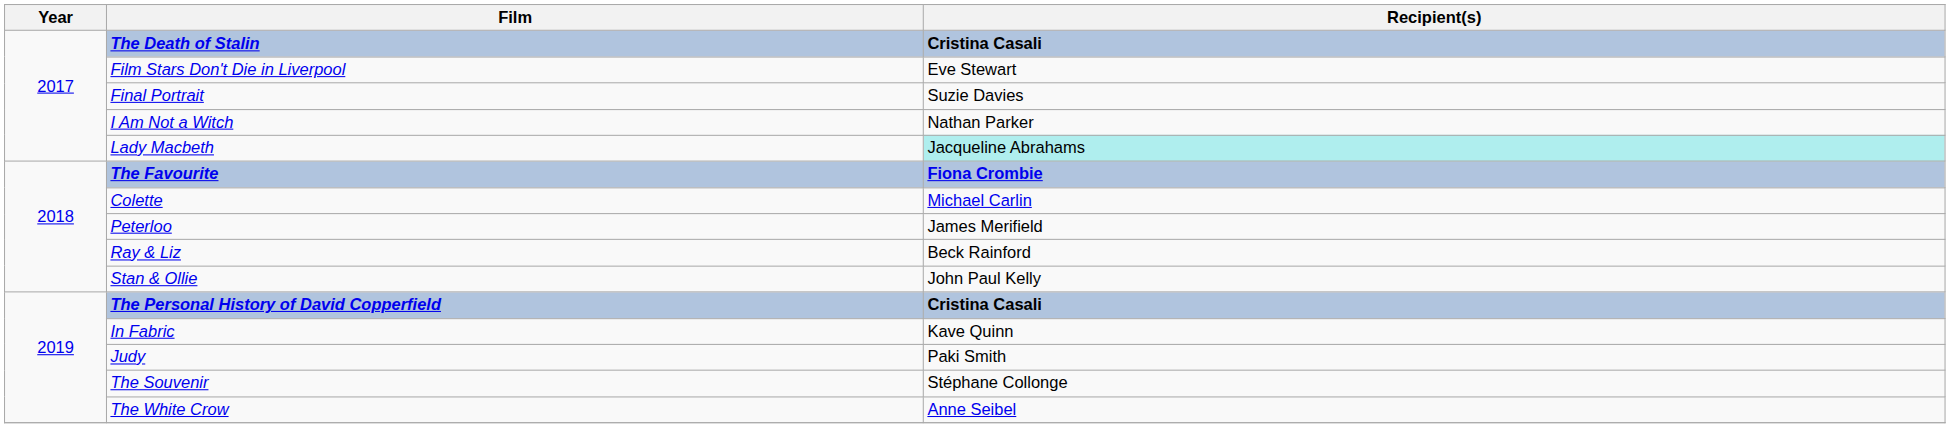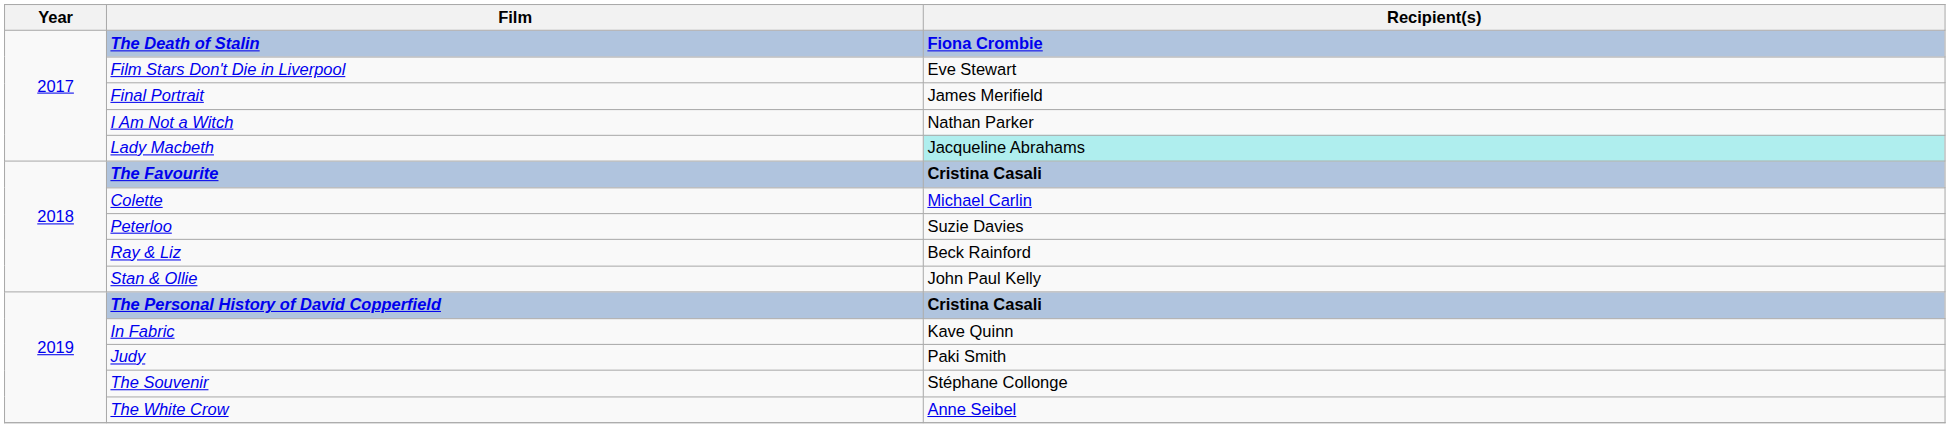(985, 43) Cristina Casali -> (985, 43) Fiona Crombie
(975, 95) Suzie Davies -> (985, 95) James Merifield
(985, 174) Fiona Crombie -> (985, 174) Cristina Casali
(985, 226) James Merifield -> (975, 226) Suzie Davies
